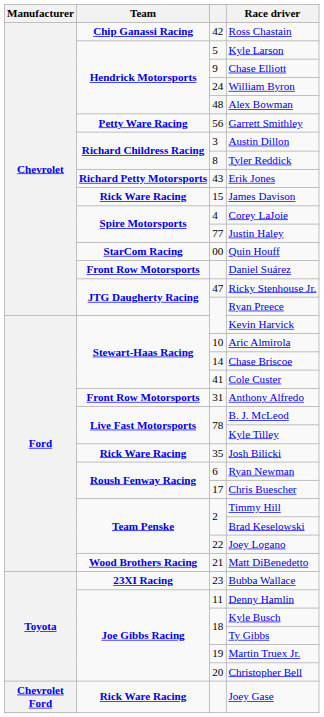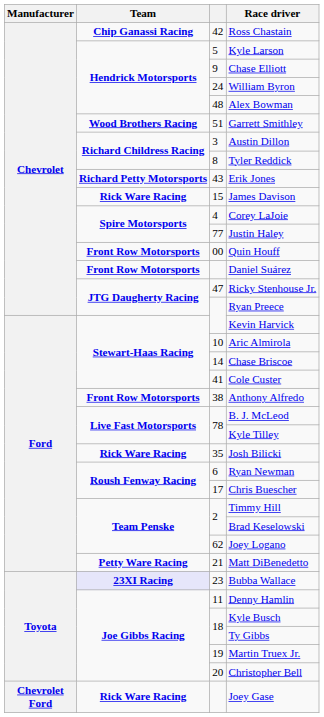(143, 123) Petty Ware Racing -> (143, 123) Wood Brothers Racing
(218, 123) 56 -> (218, 123) 51
(143, 251) StarCom Racing -> (143, 251) Front Row Motorsports
(218, 398) 31 -> (218, 398) 38
(218, 544) 22 -> (218, 544) 62
(143, 562) Wood Brothers Racing -> (143, 562) Petty Ware Racing
(143, 580) no background -> (143, 580) lavender background
